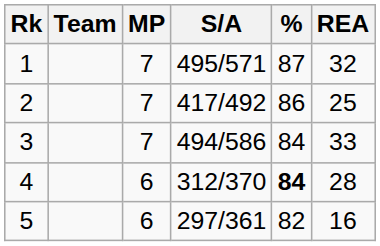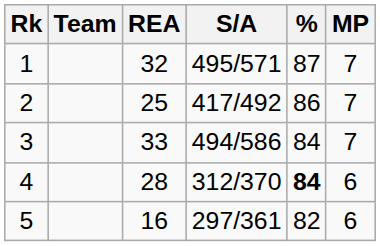columns swapped: (147, 24) <-> (343, 24)
